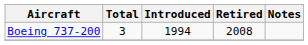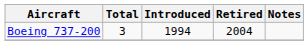(239, 31) 2008 -> (239, 31) 2004
